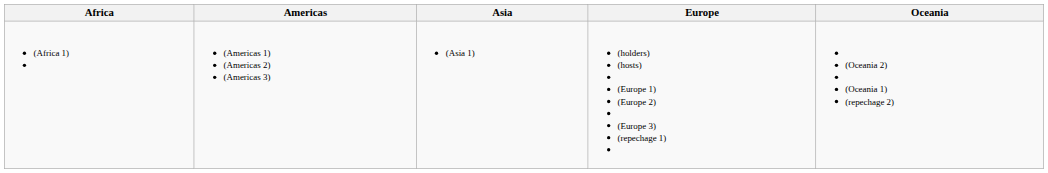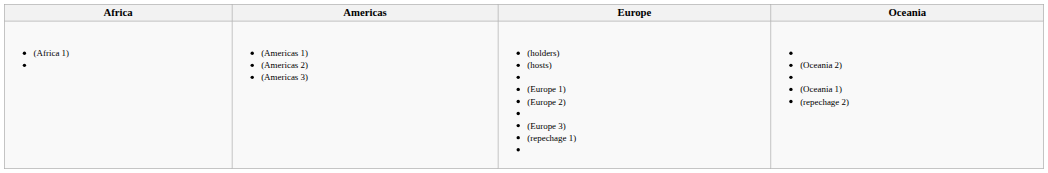- column: (502, 13)
